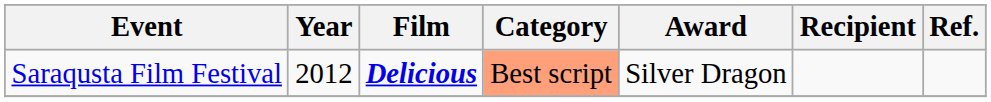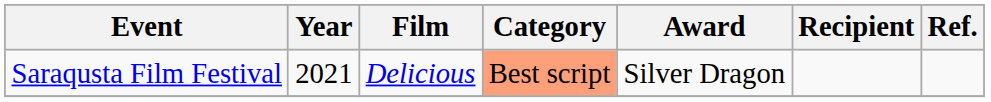(324, 72) 2012 -> (324, 72) 2021
(421, 72) bold -> (421, 72) normal
